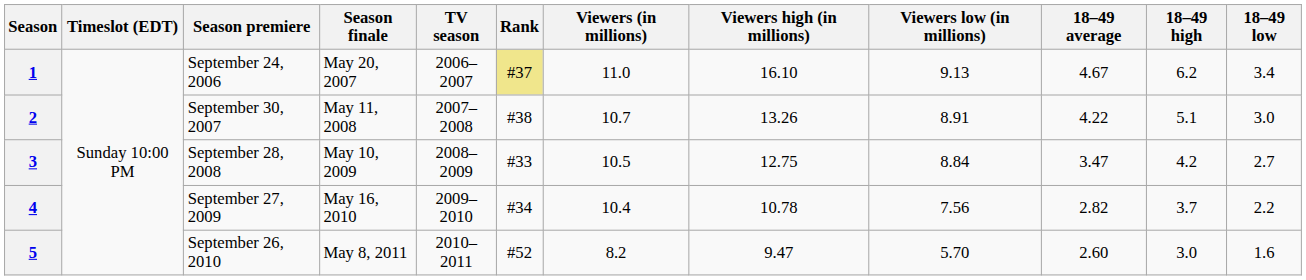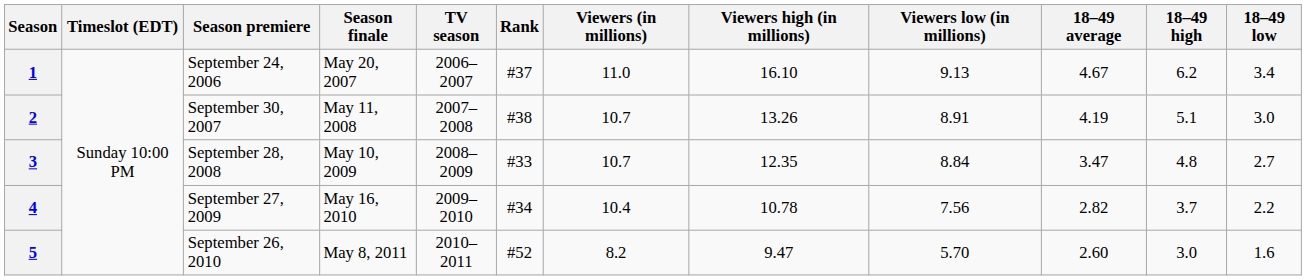(519, 72) khaki background -> (519, 72) no background
(1094, 117) 4.22 -> (1094, 117) 4.19
(616, 162) 10.5 -> (616, 162) 10.7
(779, 162) 12.75 -> (779, 162) 12.35
(1187, 162) 4.2 -> (1187, 162) 4.8
